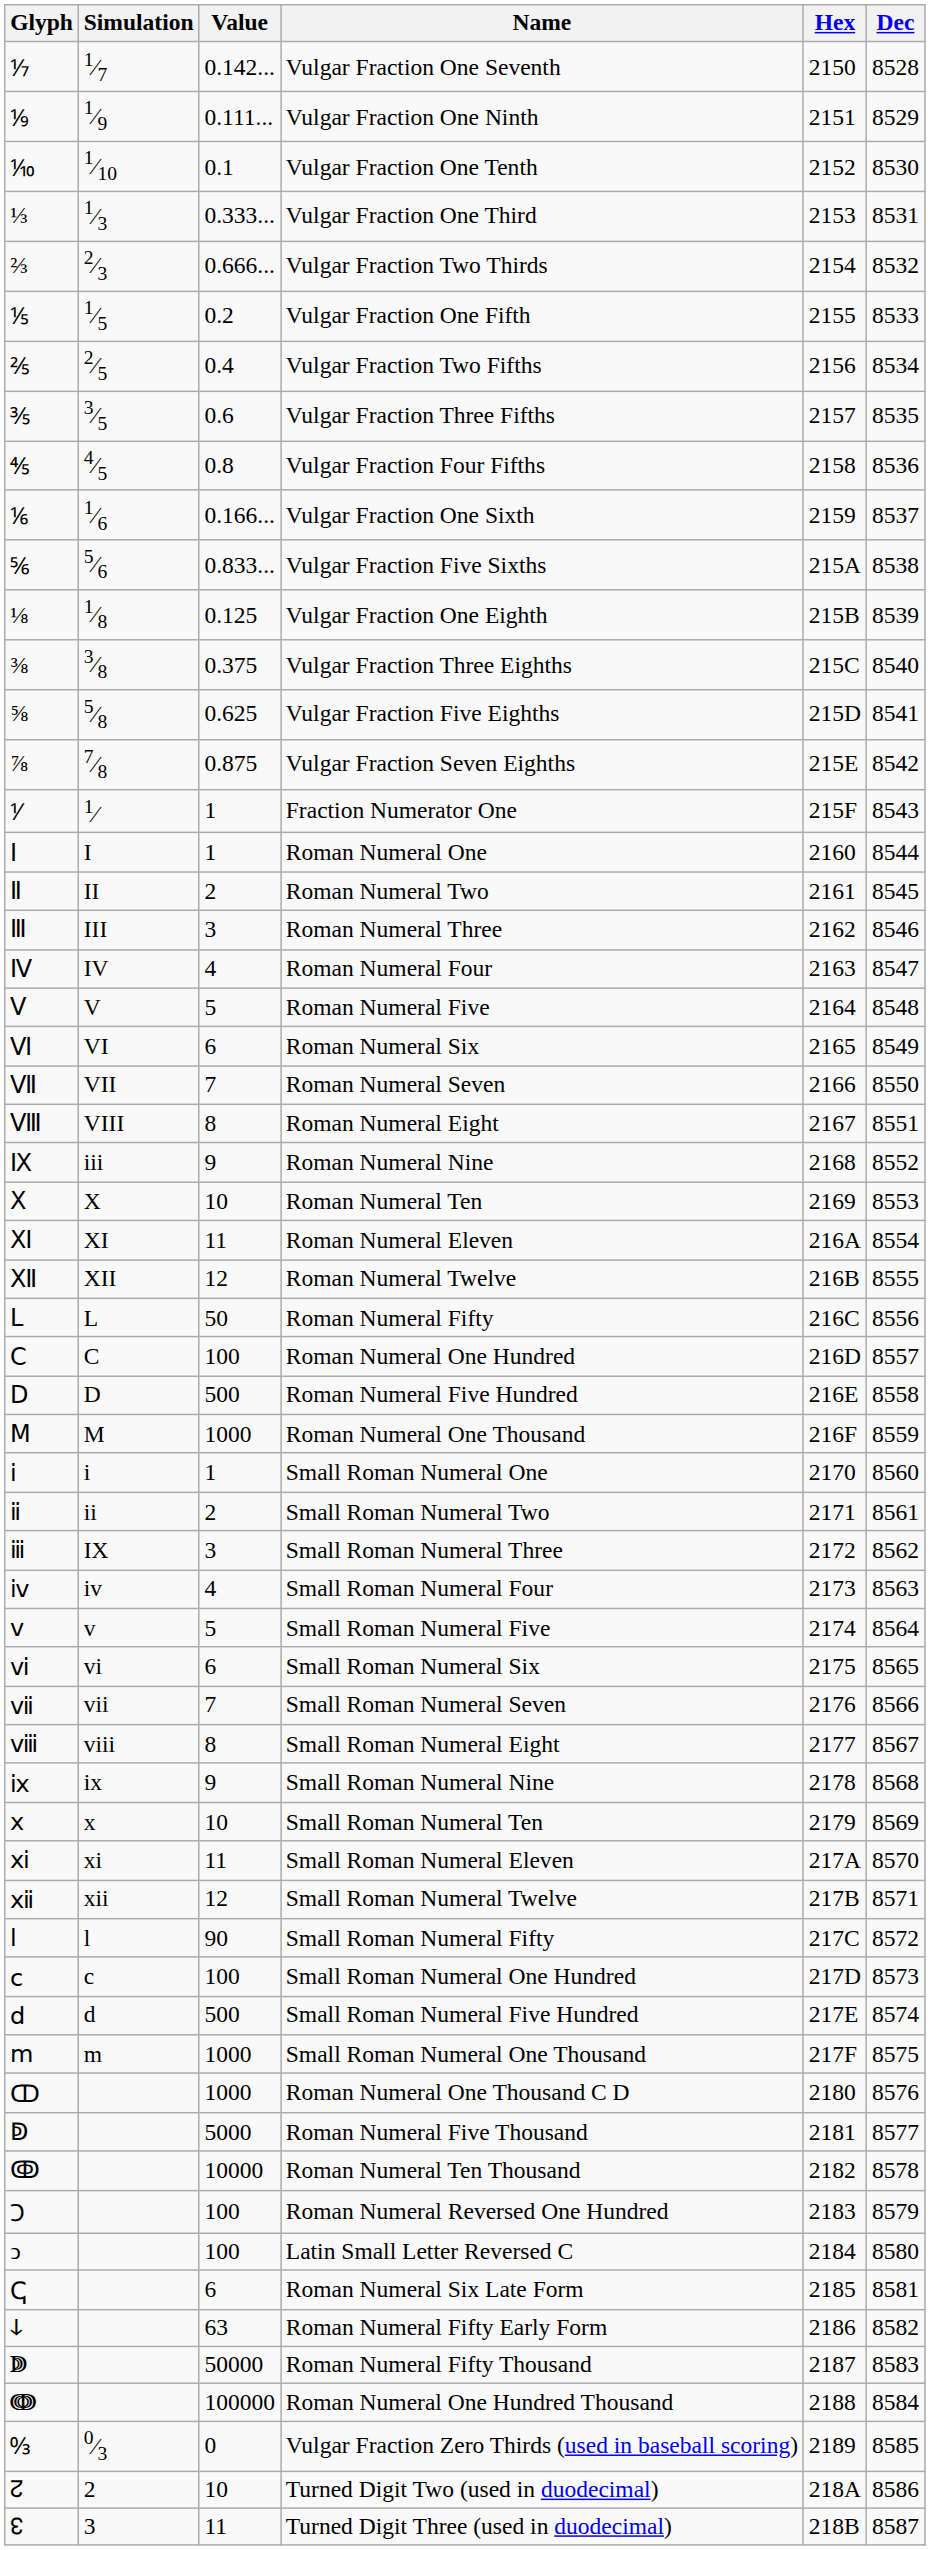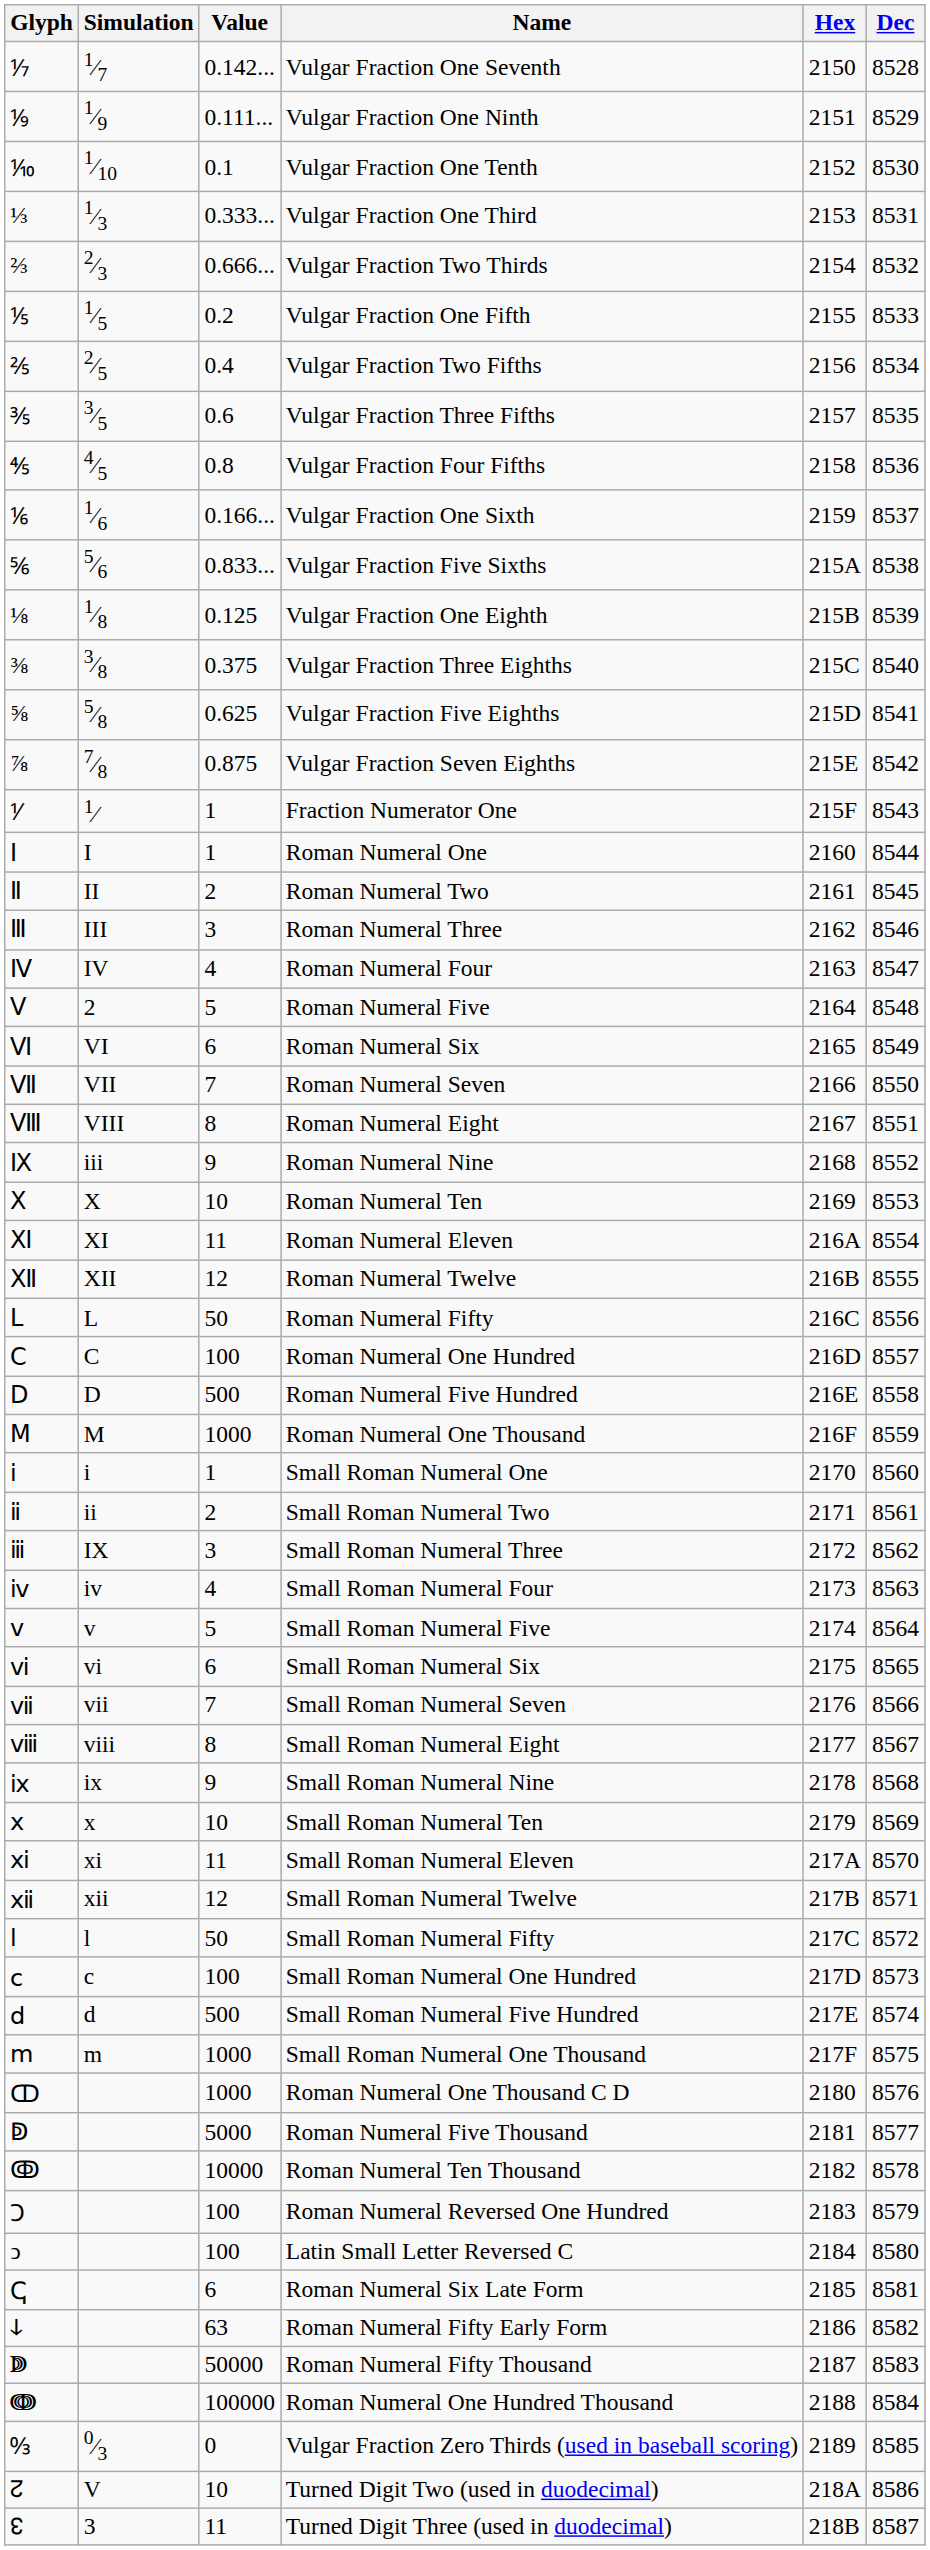(92, 1007) V -> (90, 1007) 2
(216, 1937) 90 -> (216, 1937) 50
(90, 2489) 2 -> (92, 2489) V
